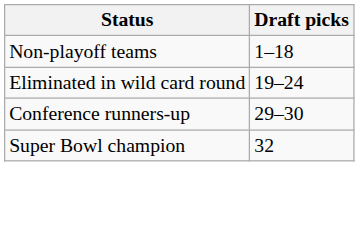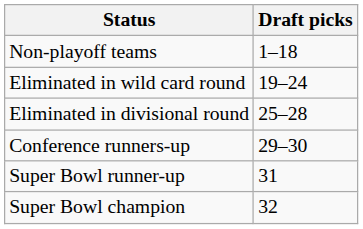+ row: (129, 113)
+ row: (97, 176)
